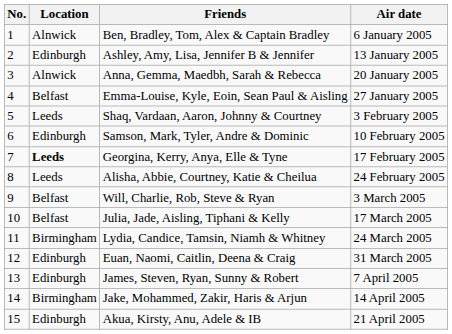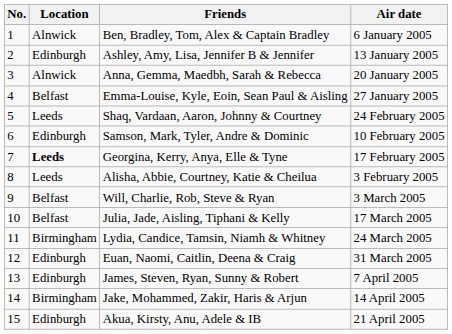(396, 116) 3 February 2005 -> (399, 116) 24 February 2005
(399, 177) 24 February 2005 -> (396, 177) 3 February 2005
